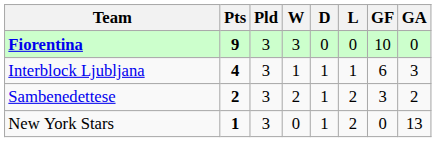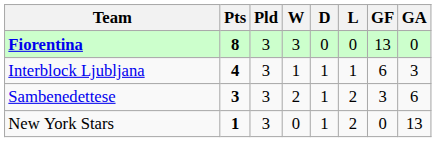(235, 44) 9 -> (235, 44) 8
(383, 44) 10 -> (383, 44) 13
(235, 96) 2 -> (235, 96) 3
(414, 96) 2 -> (414, 96) 6
